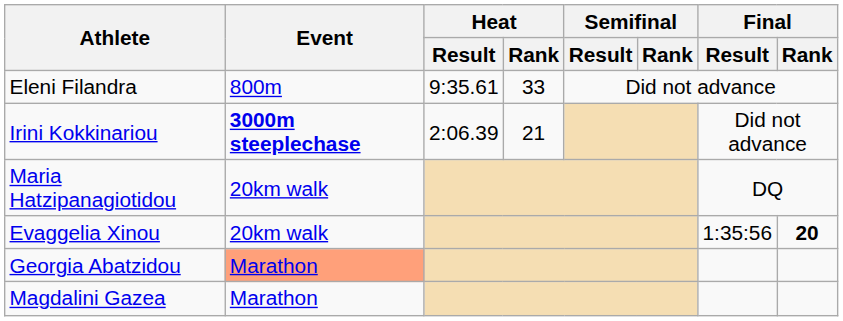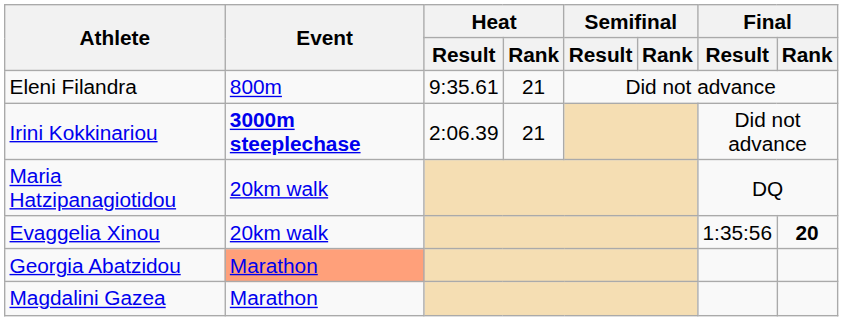(534, 87) 33 -> (534, 87) 21
